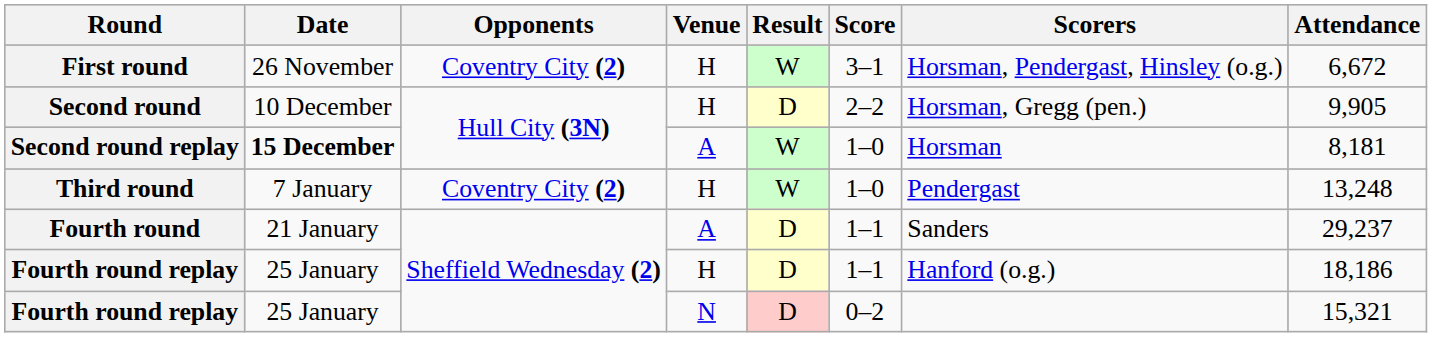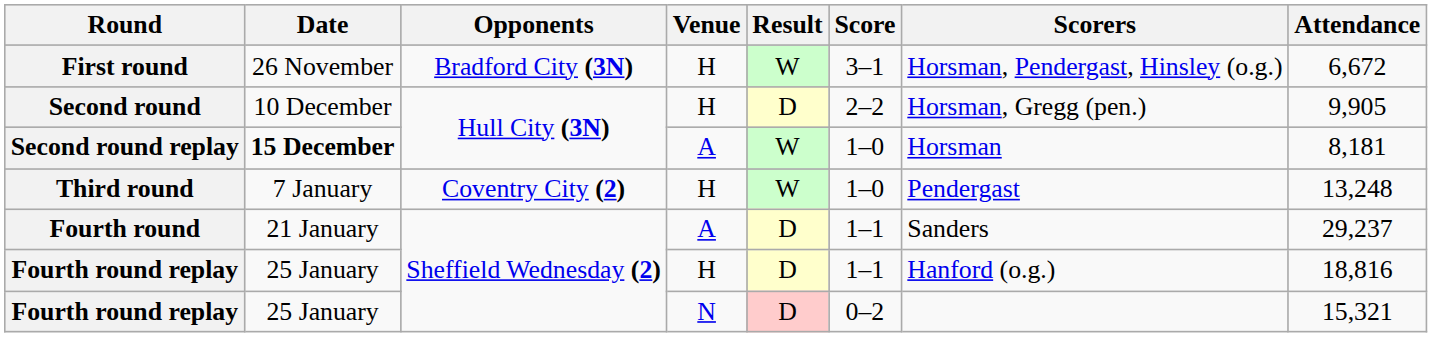(534, 65) Coventry City (2) -> (534, 65) Bradford City (3N)
(1357, 270) 18,186 -> (1357, 270) 18,816
